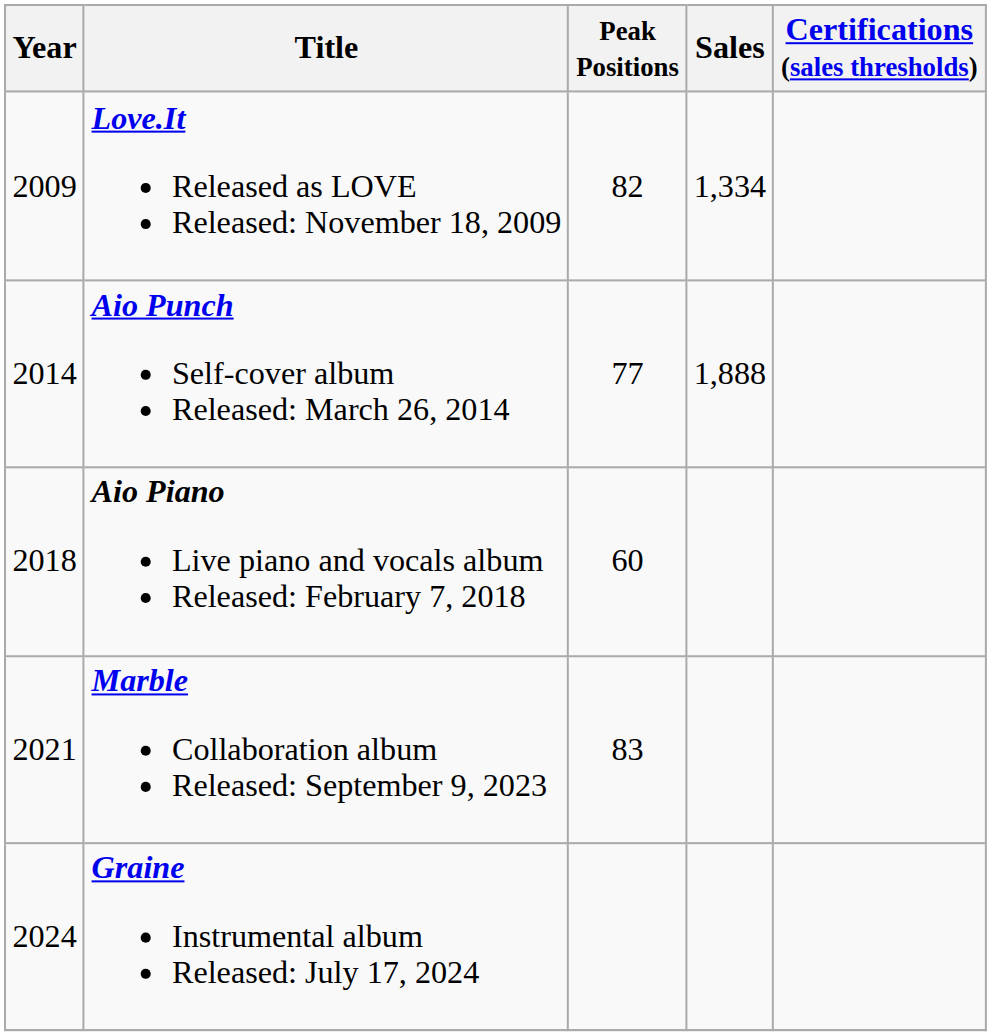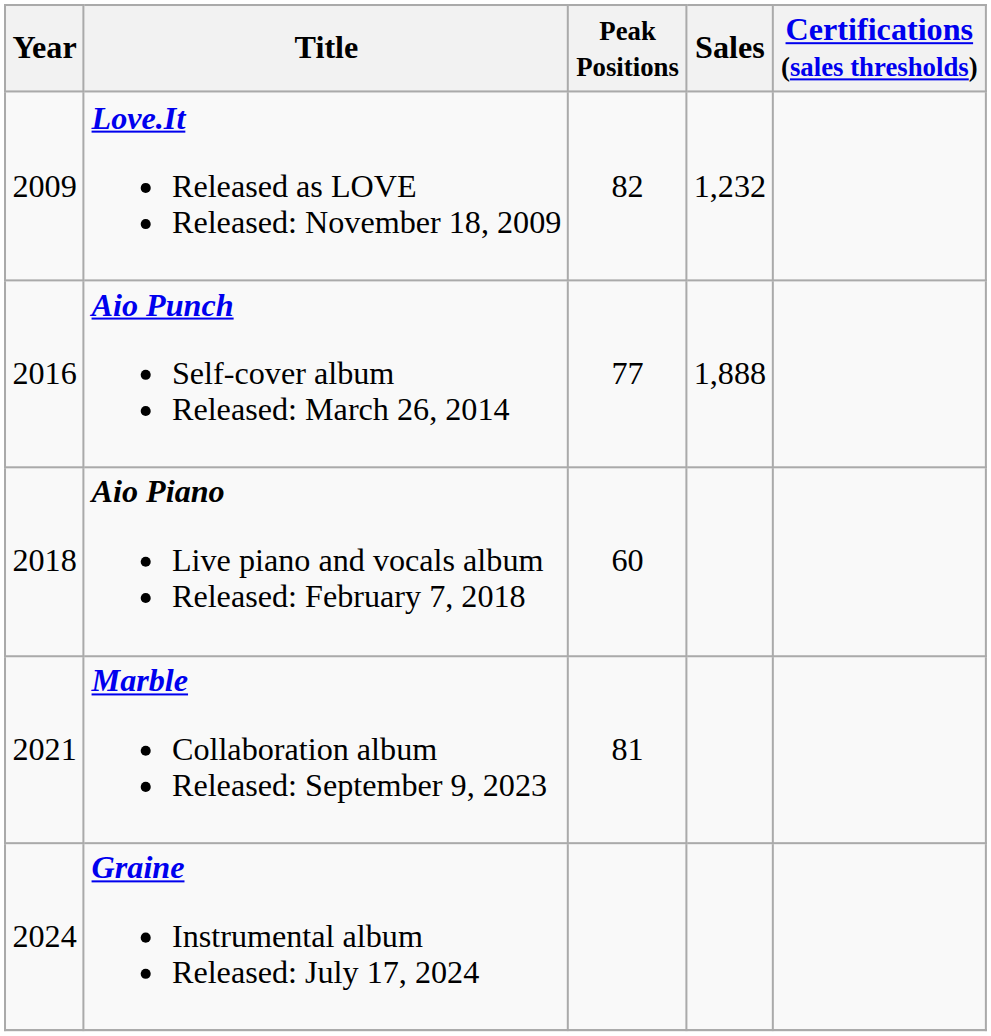(730, 185) 1,334 -> (730, 185) 1,232
(45, 373) 2014 -> (45, 373) 2016
(628, 748) 83 -> (628, 748) 81
